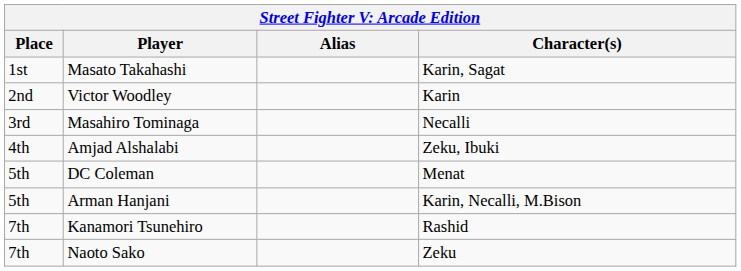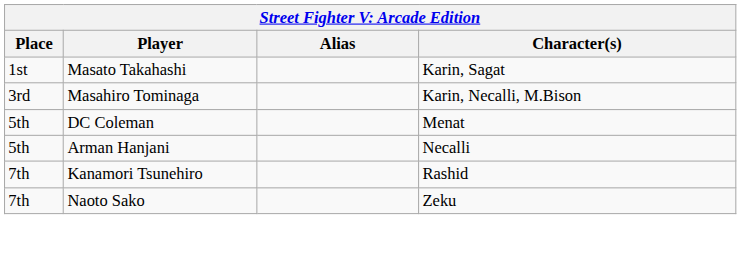- row: (119, 95)
(446, 122) Necalli -> (502, 95) Karin, Necalli, M.Bison
- row: (123, 148)
(502, 200) Karin, Necalli, M.Bison -> (446, 148) Necalli
